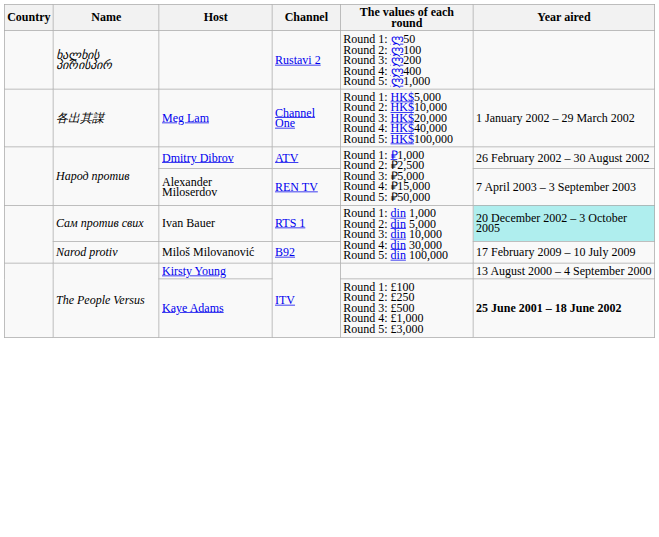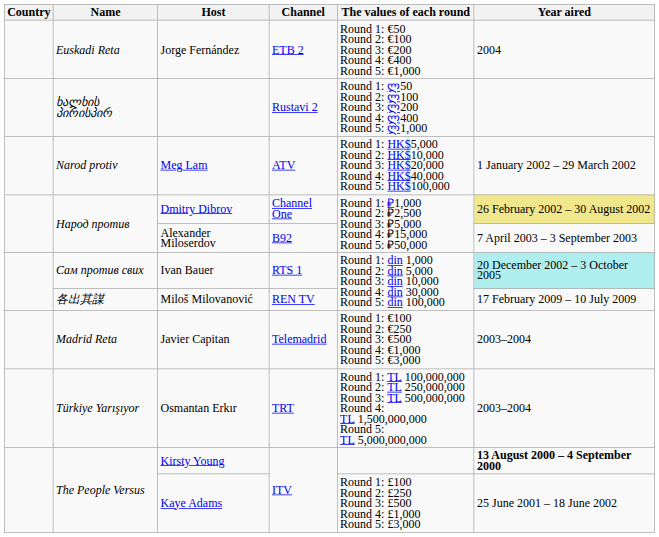+ row: (200, 49)
(80, 118) 各出其謀 -> (87, 165) Narod protiv
(295, 118) Channel One -> (284, 165) ATV
(287, 158) ATV -> (292, 209) Channel One
(563, 158) no background -> (564, 209) khaki background
(296, 187) REN TV -> (282, 238) B92
(87, 252) Narod protiv -> (80, 299) 各出其謀
(285, 252) B92 -> (293, 299) REN TV
+ row: (195, 339)
+ row: (199, 408)
(564, 271) normal -> (554, 461) bold
(549, 308) bold -> (547, 503) normal
